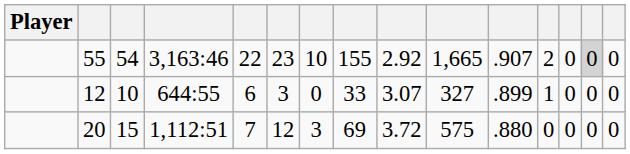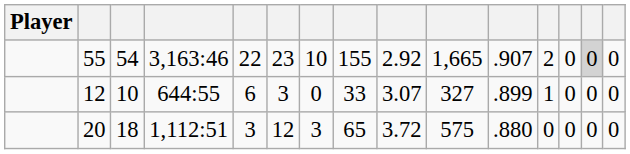(127, 129) 15 -> (127, 129) 18
(250, 129) 7 -> (250, 129) 3
(355, 129) 69 -> (355, 129) 65
